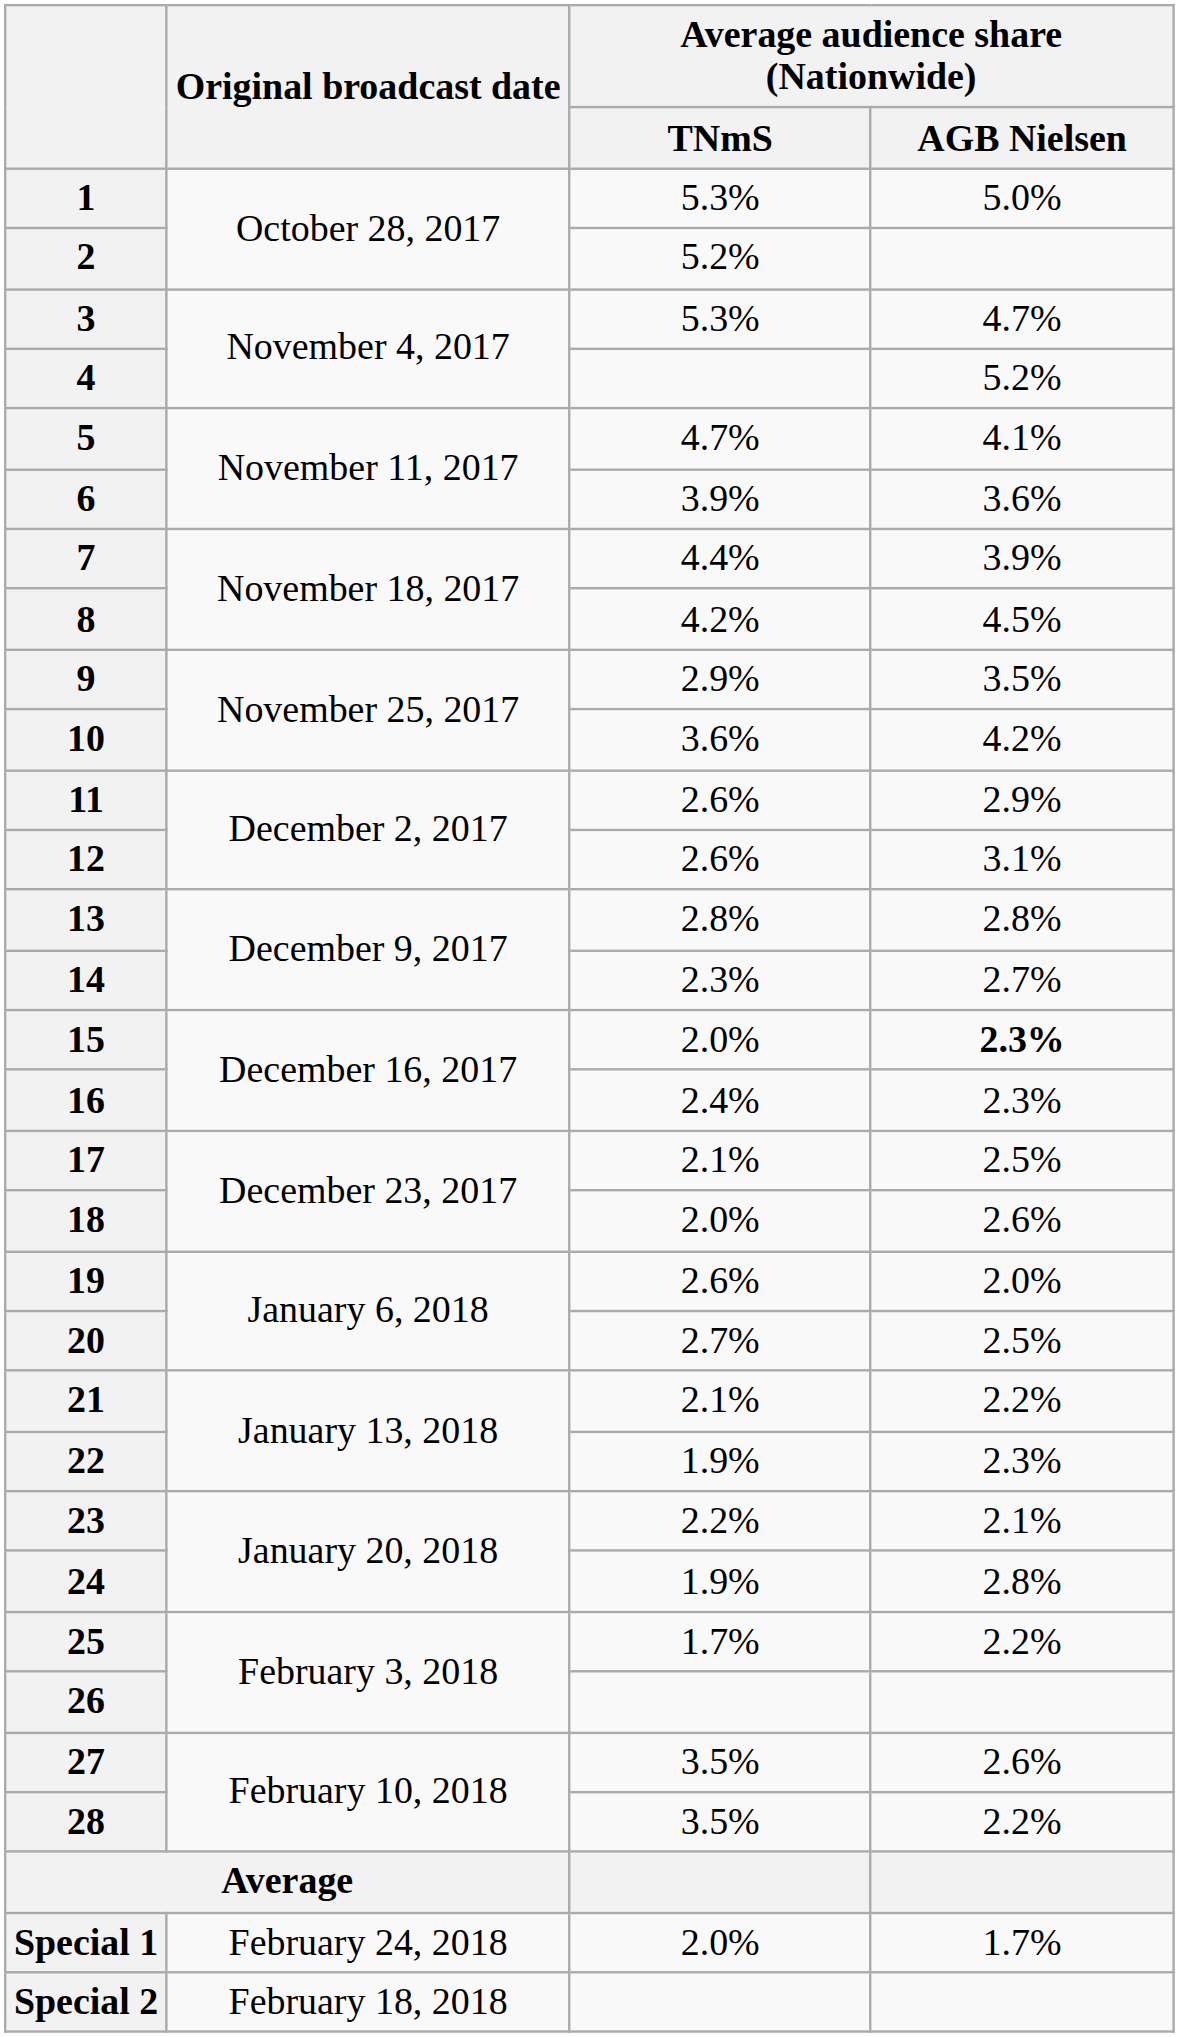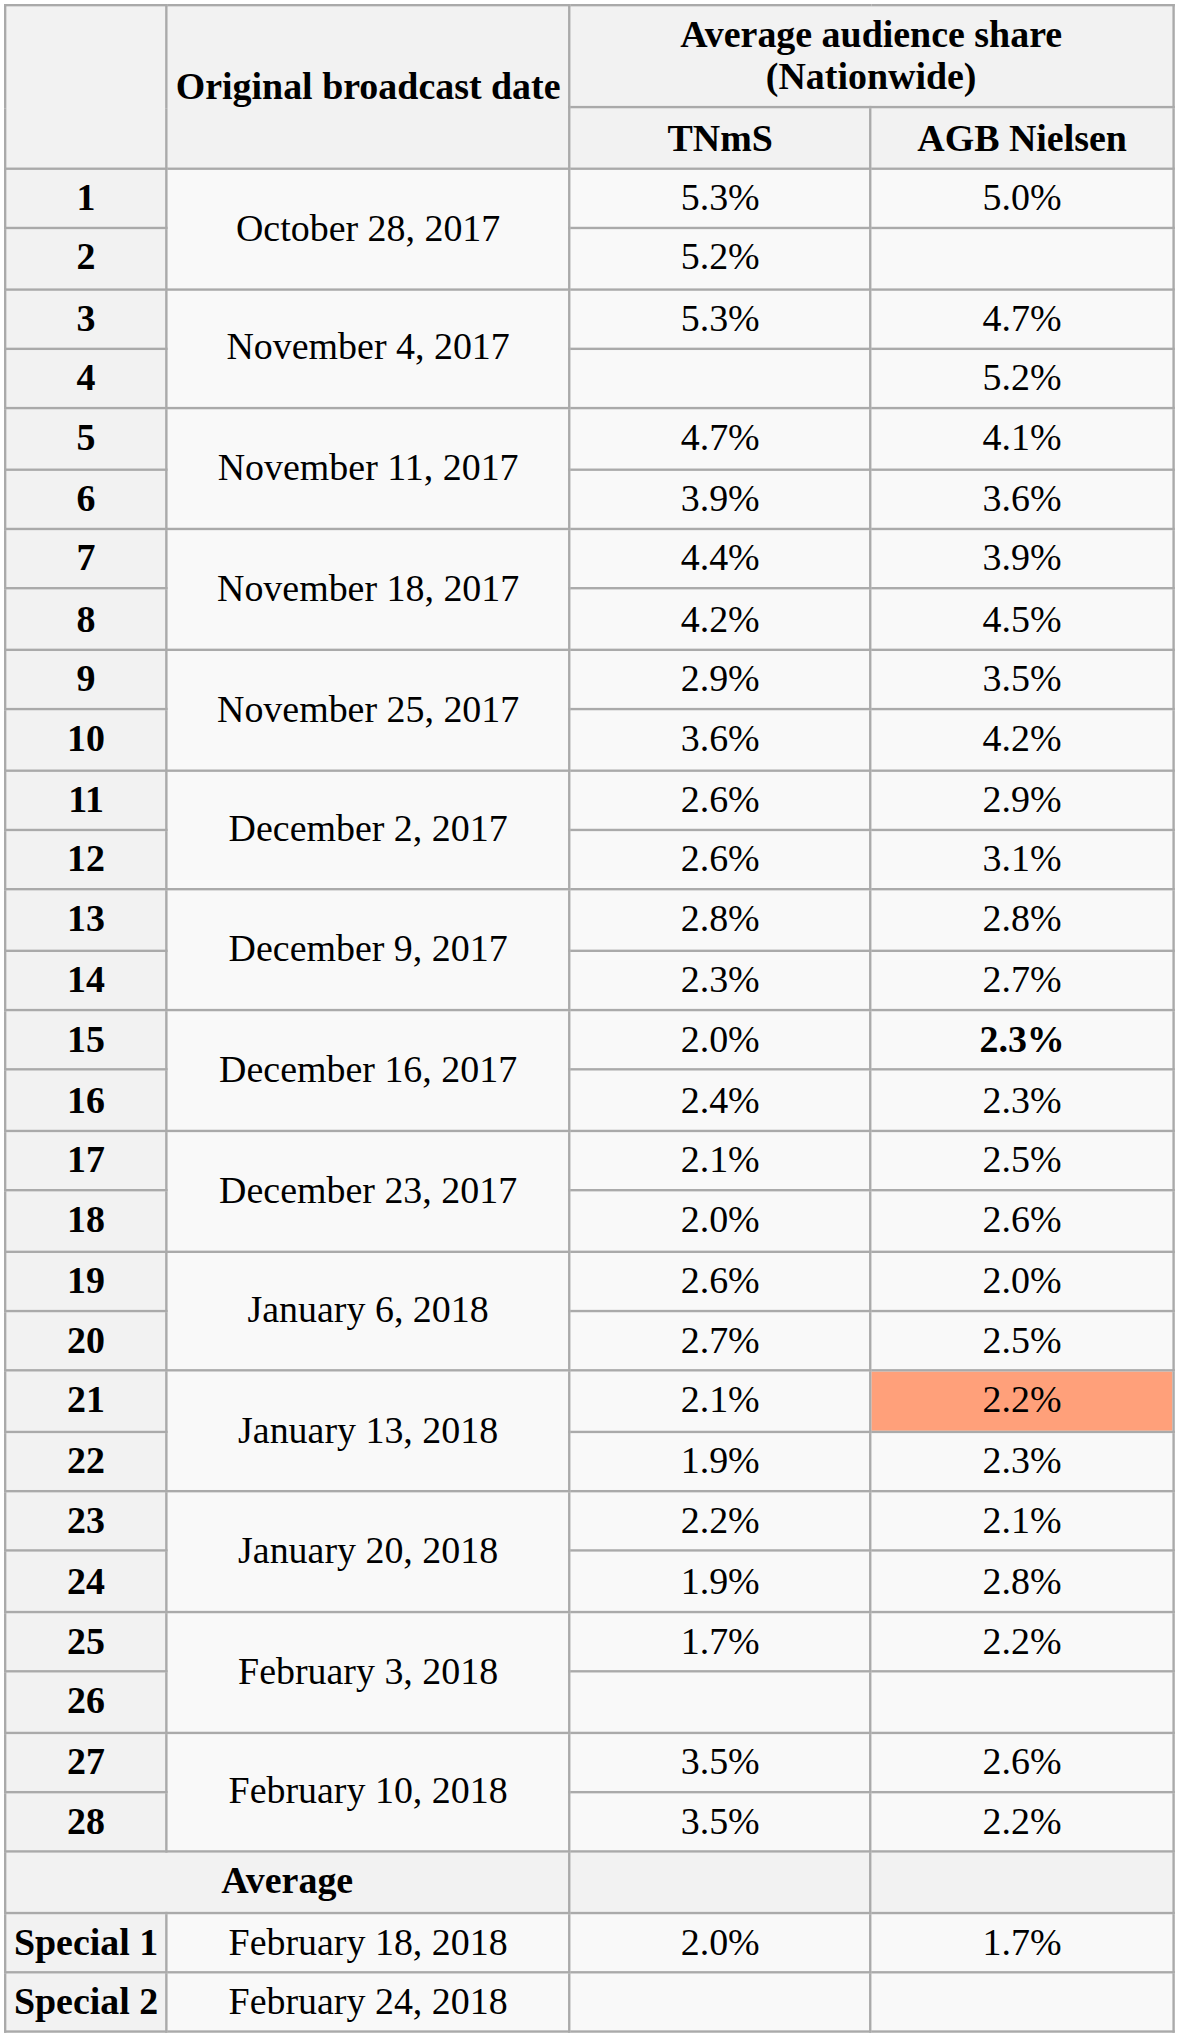(1022, 1400) no background -> (1022, 1400) lightsalmon background
(368, 1941) February 24, 2018 -> (368, 1941) February 18, 2018
(368, 2001) February 18, 2018 -> (368, 2001) February 24, 2018
